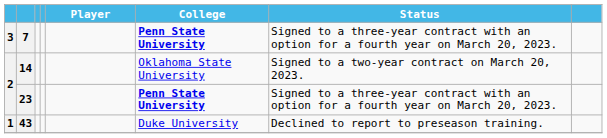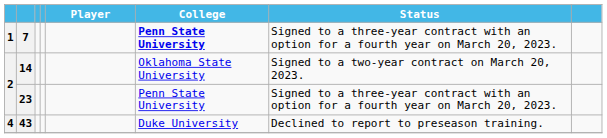(10, 38) 3 -> (10, 38) 1
(172, 99) bold -> (172, 99) normal
(10, 124) 1 -> (10, 124) 4
